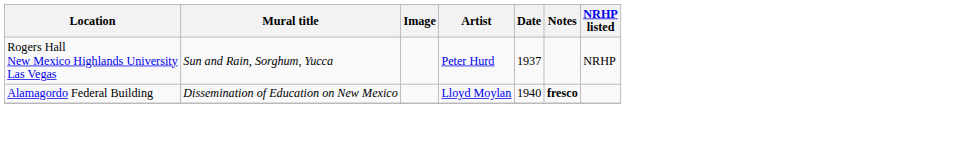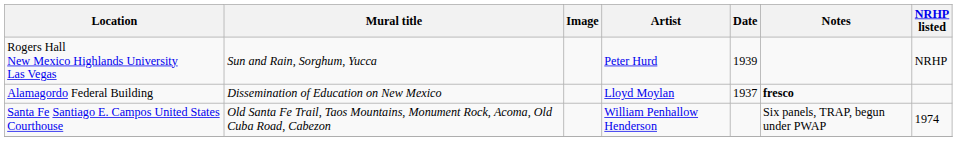(529, 60) 1937 -> (745, 60) 1939
(529, 93) 1940 -> (745, 93) 1937
+ row: (113, 119)
